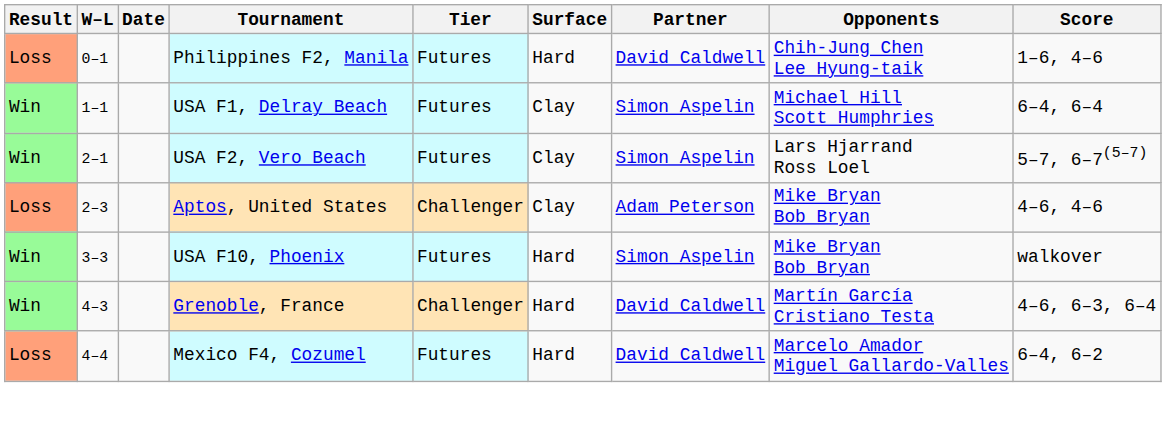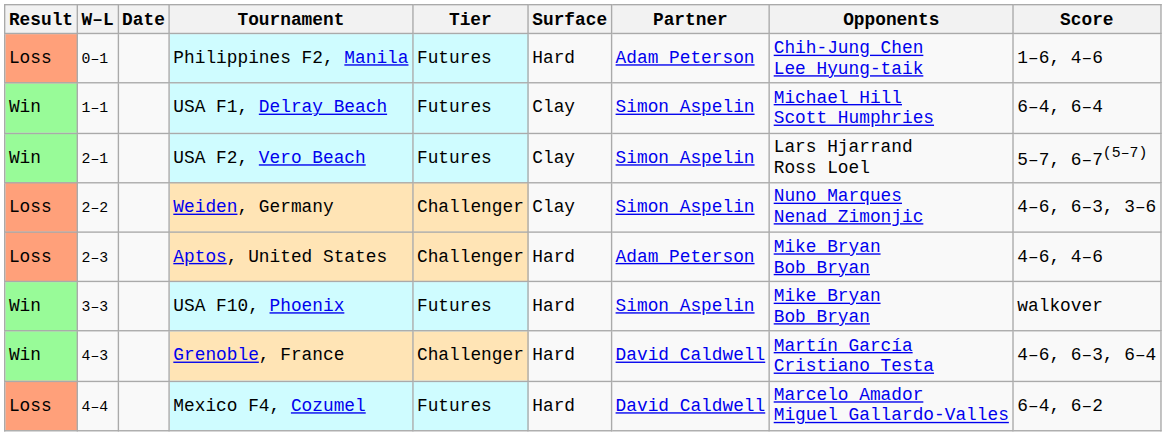(690, 59) David Caldwell -> (685, 59) Adam Peterson
+ row: (253, 207)
(554, 207) Clay -> (554, 257) Hard
